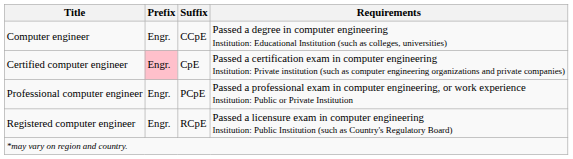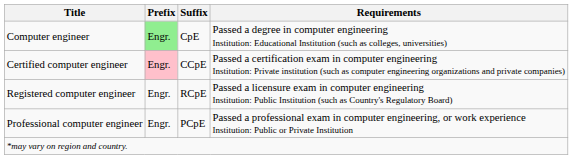(159, 36) no background -> (159, 36) lightgreen background
(193, 36) CCpE -> (190, 36) CpE
(190, 65) CpE -> (193, 65) CCpE
rows swapped: (71, 123) <-> (75, 94)
